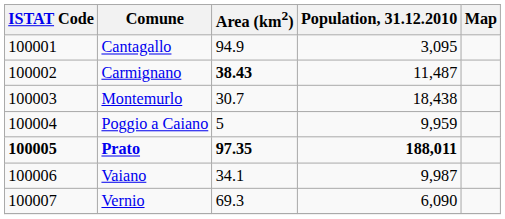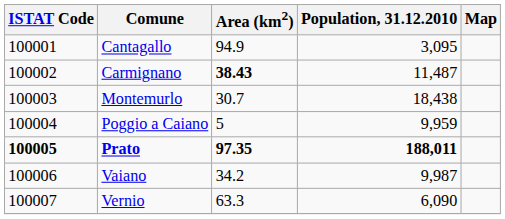(230, 175) 34.1 -> (230, 175) 34.2
(230, 201) 69.3 -> (230, 201) 63.3
